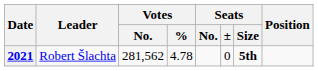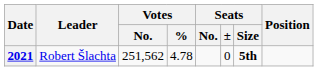(143, 55) 281,562 -> (143, 55) 251,562
